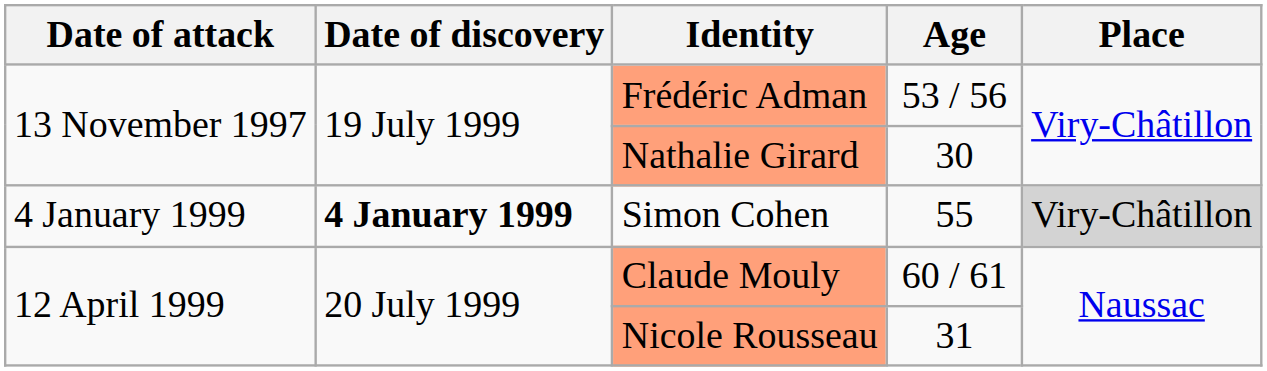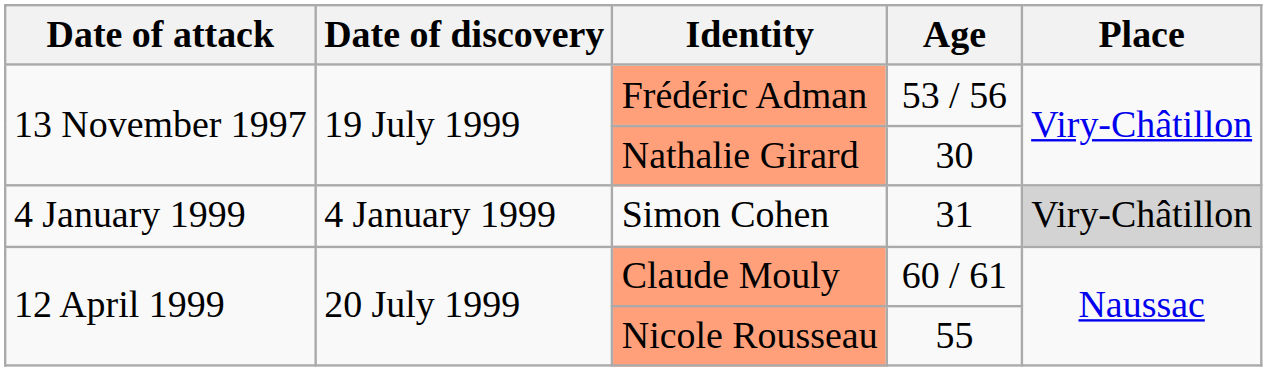(448, 214) bold -> (440, 214) normal
(954, 214) 55 -> (954, 214) 31
(954, 335) 31 -> (954, 335) 55
